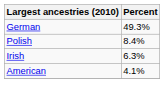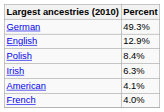+ row: (22, 42)
+ row: (21, 101)
